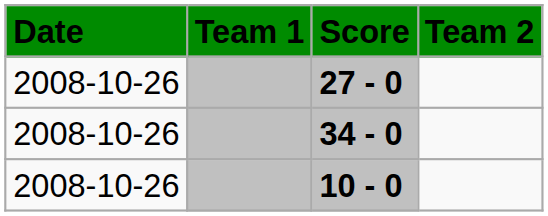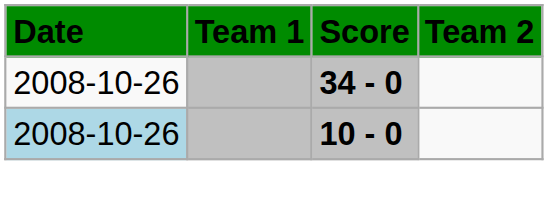- row: (361, 82)
(96, 185) no background -> (96, 134) lightblue background
